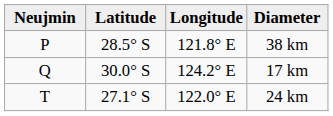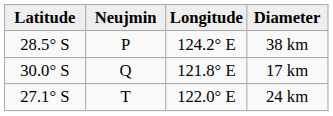columns swapped: (45, 17) <-> (126, 17)
(206, 44) 121.8° E -> (206, 44) 124.2° E
(206, 70) 124.2° E -> (206, 70) 121.8° E
